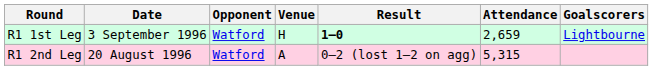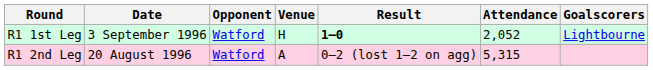(502, 35) 2,659 -> (502, 35) 2,052
